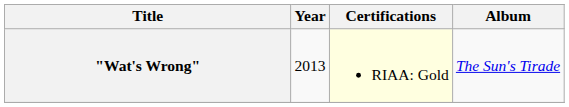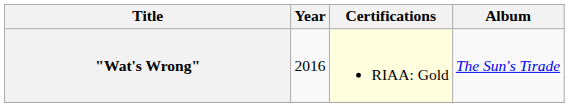(310, 65) 2013 -> (310, 65) 2016
